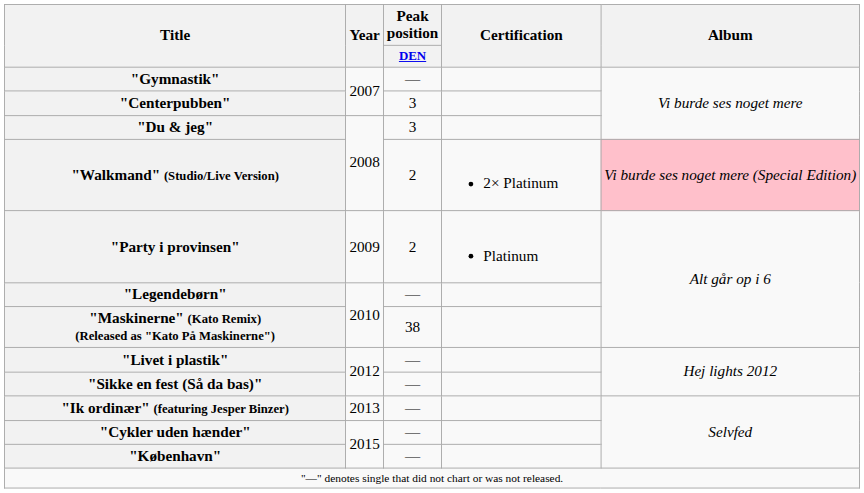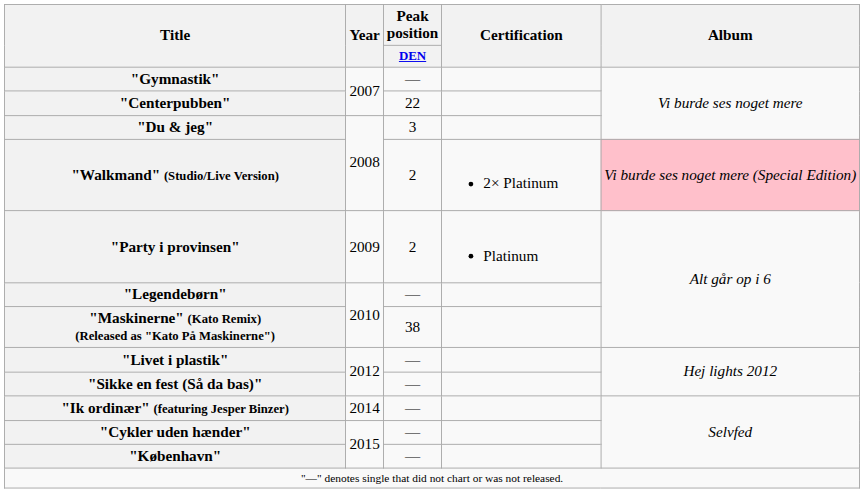(413, 103) 3 -> (413, 103) 22
(365, 408) 2013 -> (365, 408) 2014
